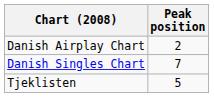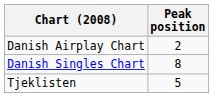(178, 64) 7 -> (178, 64) 8
